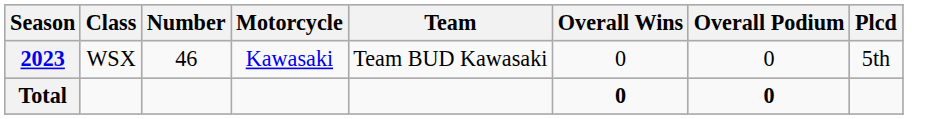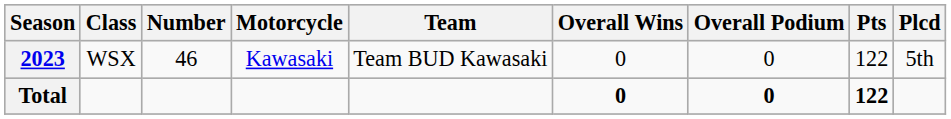+ column: (872, 22)
